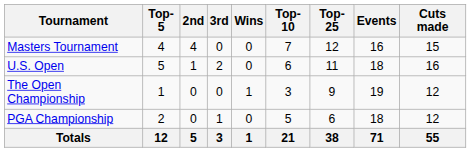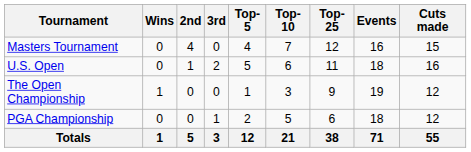columns swapped: (249, 20) <-> (161, 20)
